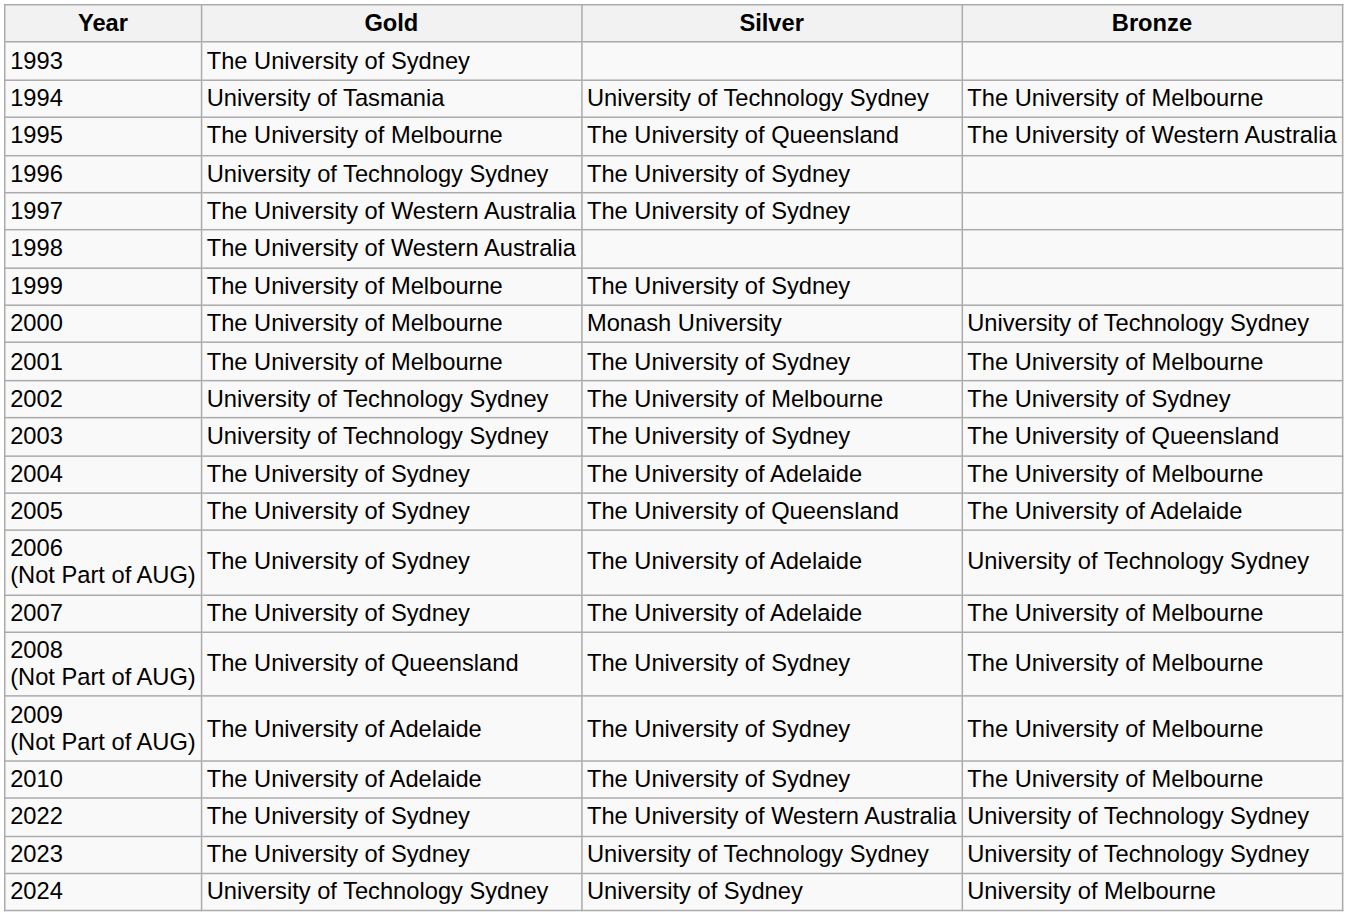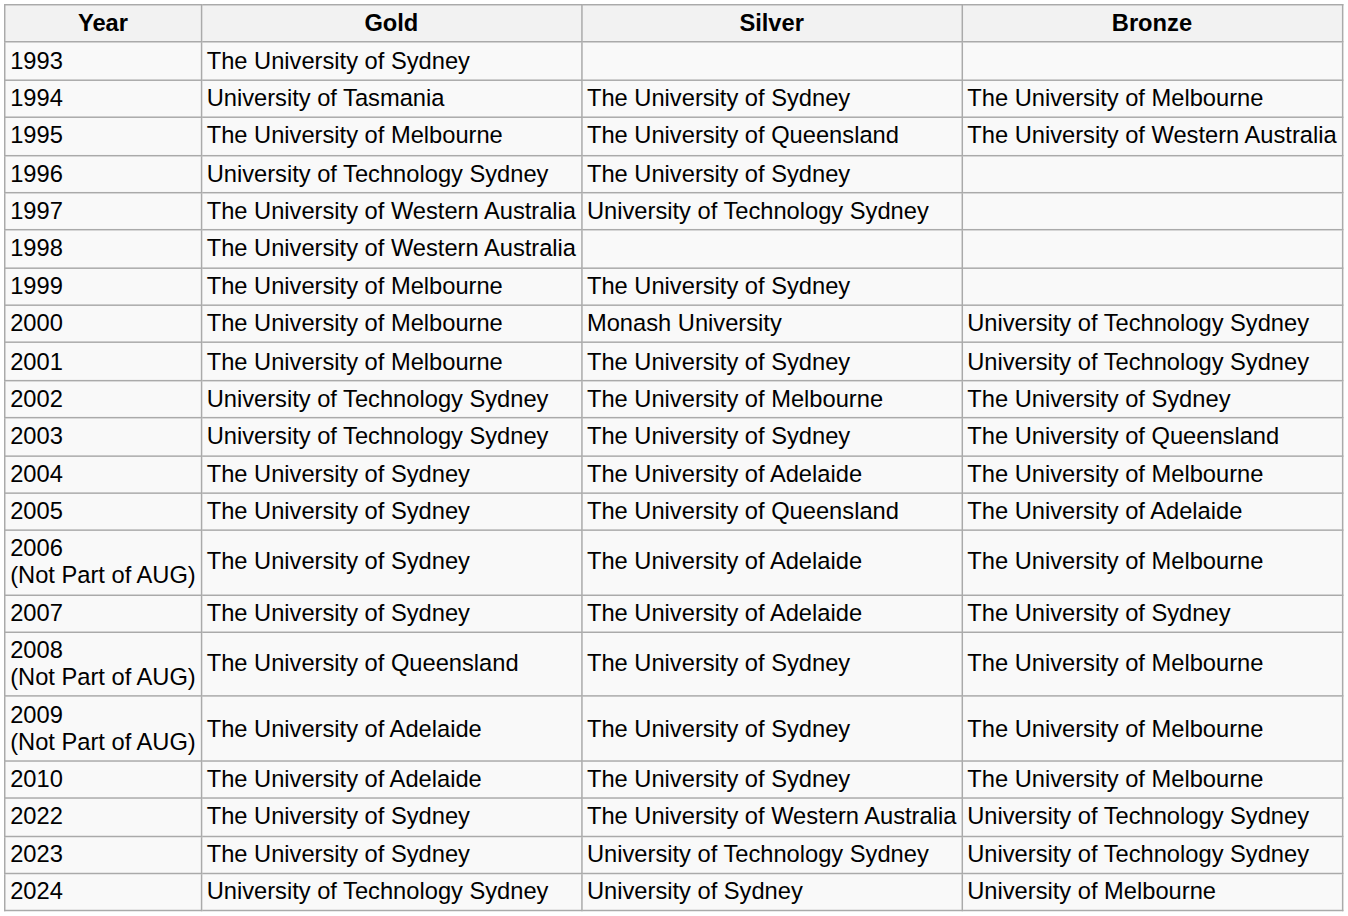(758, 98) University of Technology Sydney -> (719, 98) The University of Sydney
(719, 211) The University of Sydney -> (758, 211) University of Technology Sydney
(1115, 361) The University of Melbourne -> (1138, 361) University of Technology Sydney
(1138, 562) University of Technology Sydney -> (1115, 562) The University of Melbourne
(1115, 613) The University of Melbourne -> (1099, 613) The University of Sydney
